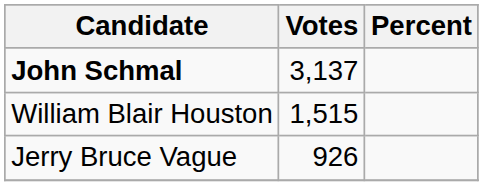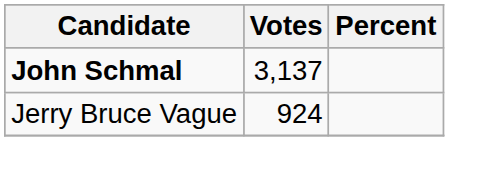- row: (142, 113)
(335, 157) 926 -> (300, 113) 924
